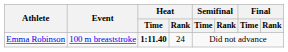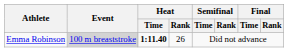(103, 40) no background -> (103, 40) lightgrey background
(181, 40) 24 -> (181, 40) 26
